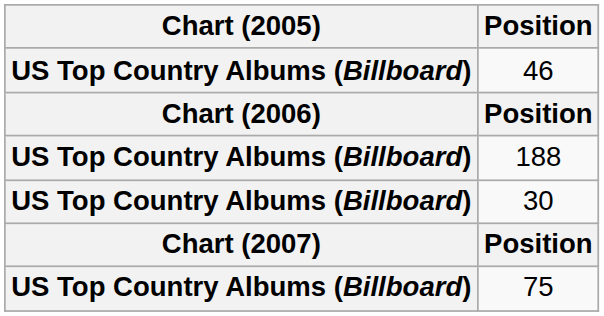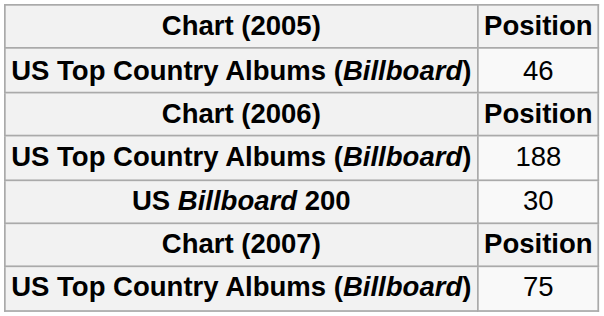(241, 200) US Top Country Albums (Billboard) -> (241, 200) US Billboard 200
